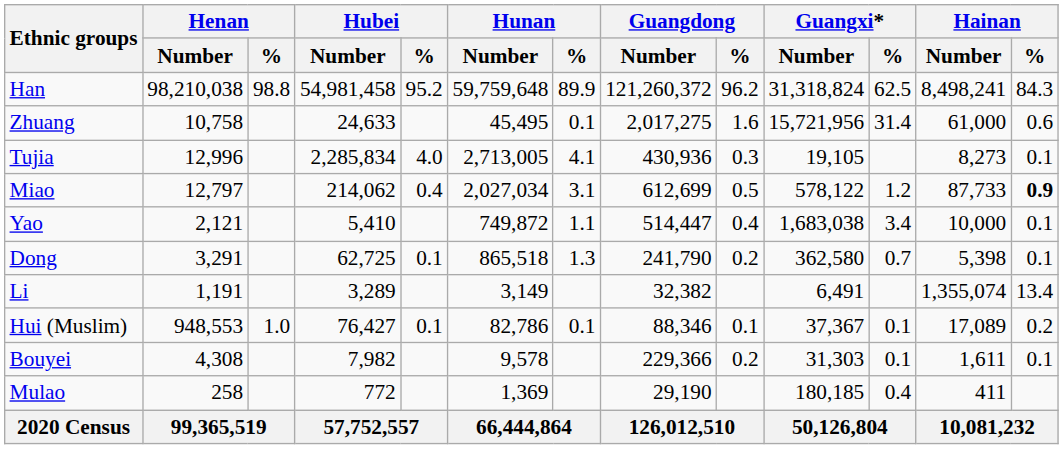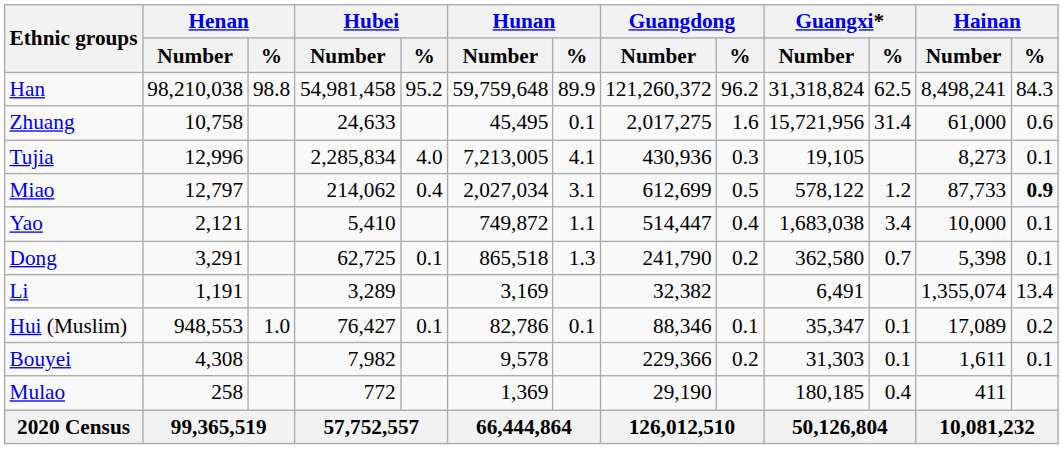(506, 156) 2,713,005 -> (506, 156) 7,213,005
(524, 291) 3,149 -> (524, 291) 3,169
(835, 325) 37,367 -> (835, 325) 35,347
